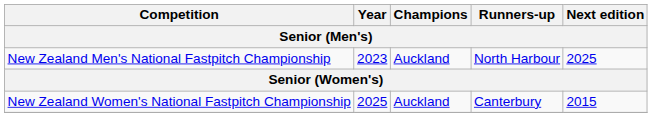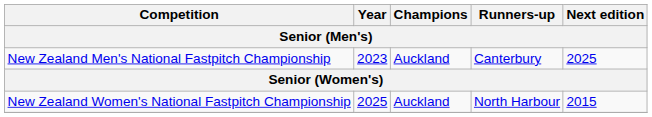(517, 58) North Harbour -> (508, 58) Canterbury
(508, 101) Canterbury -> (517, 101) North Harbour
